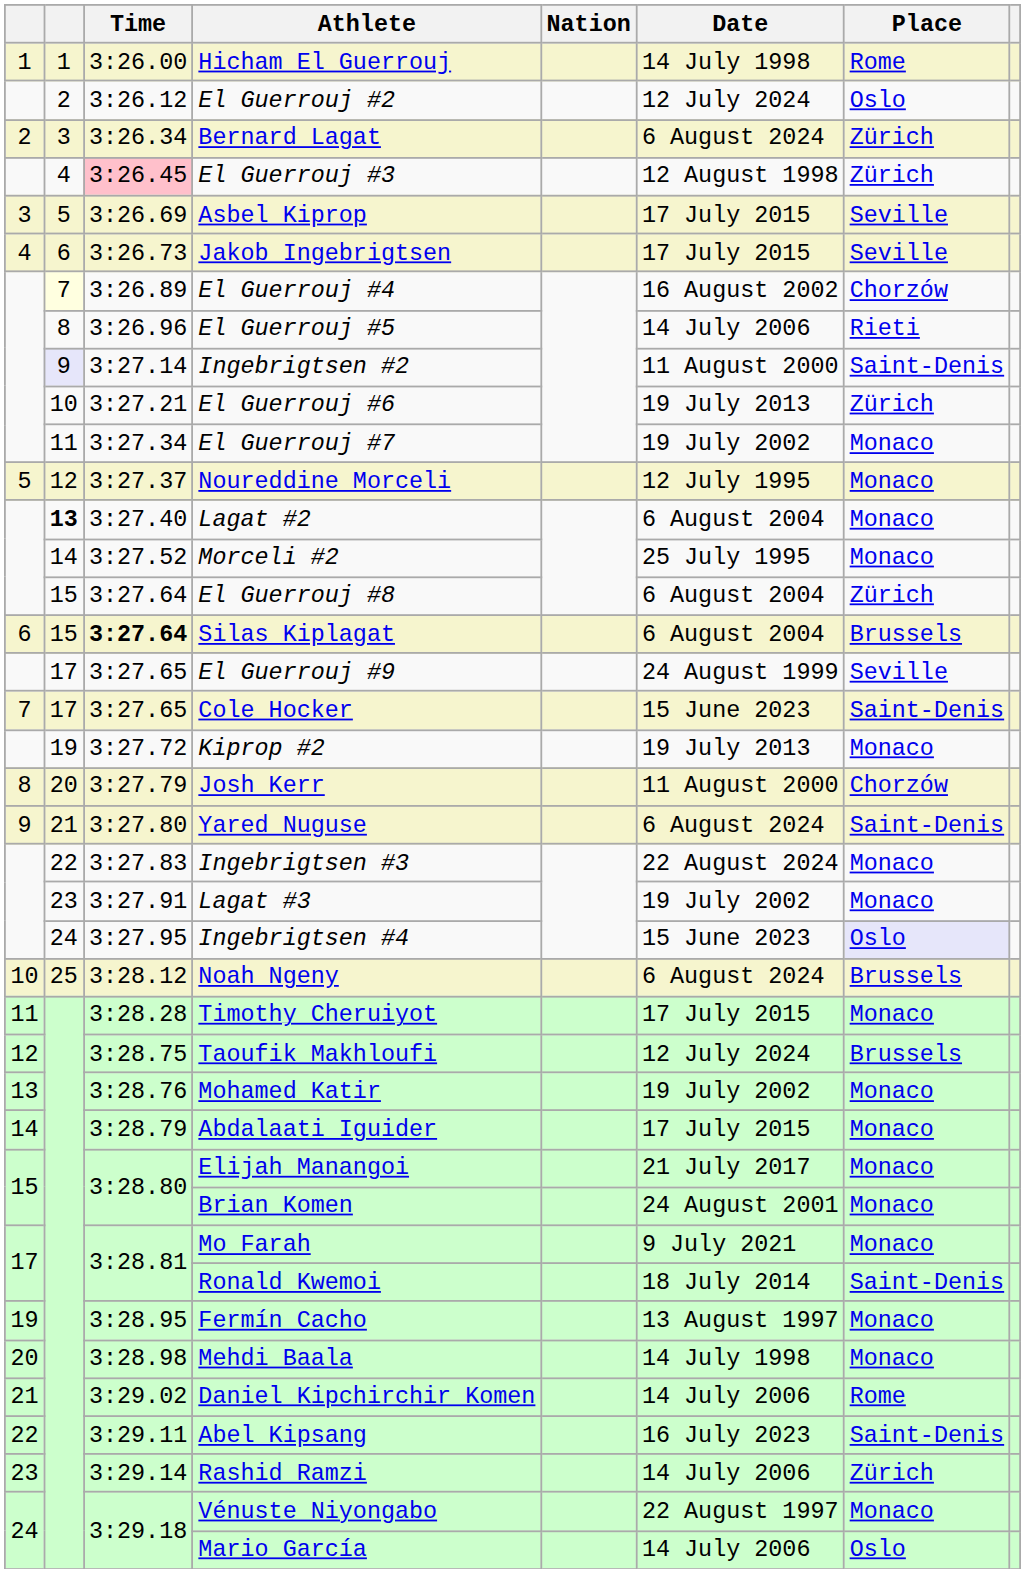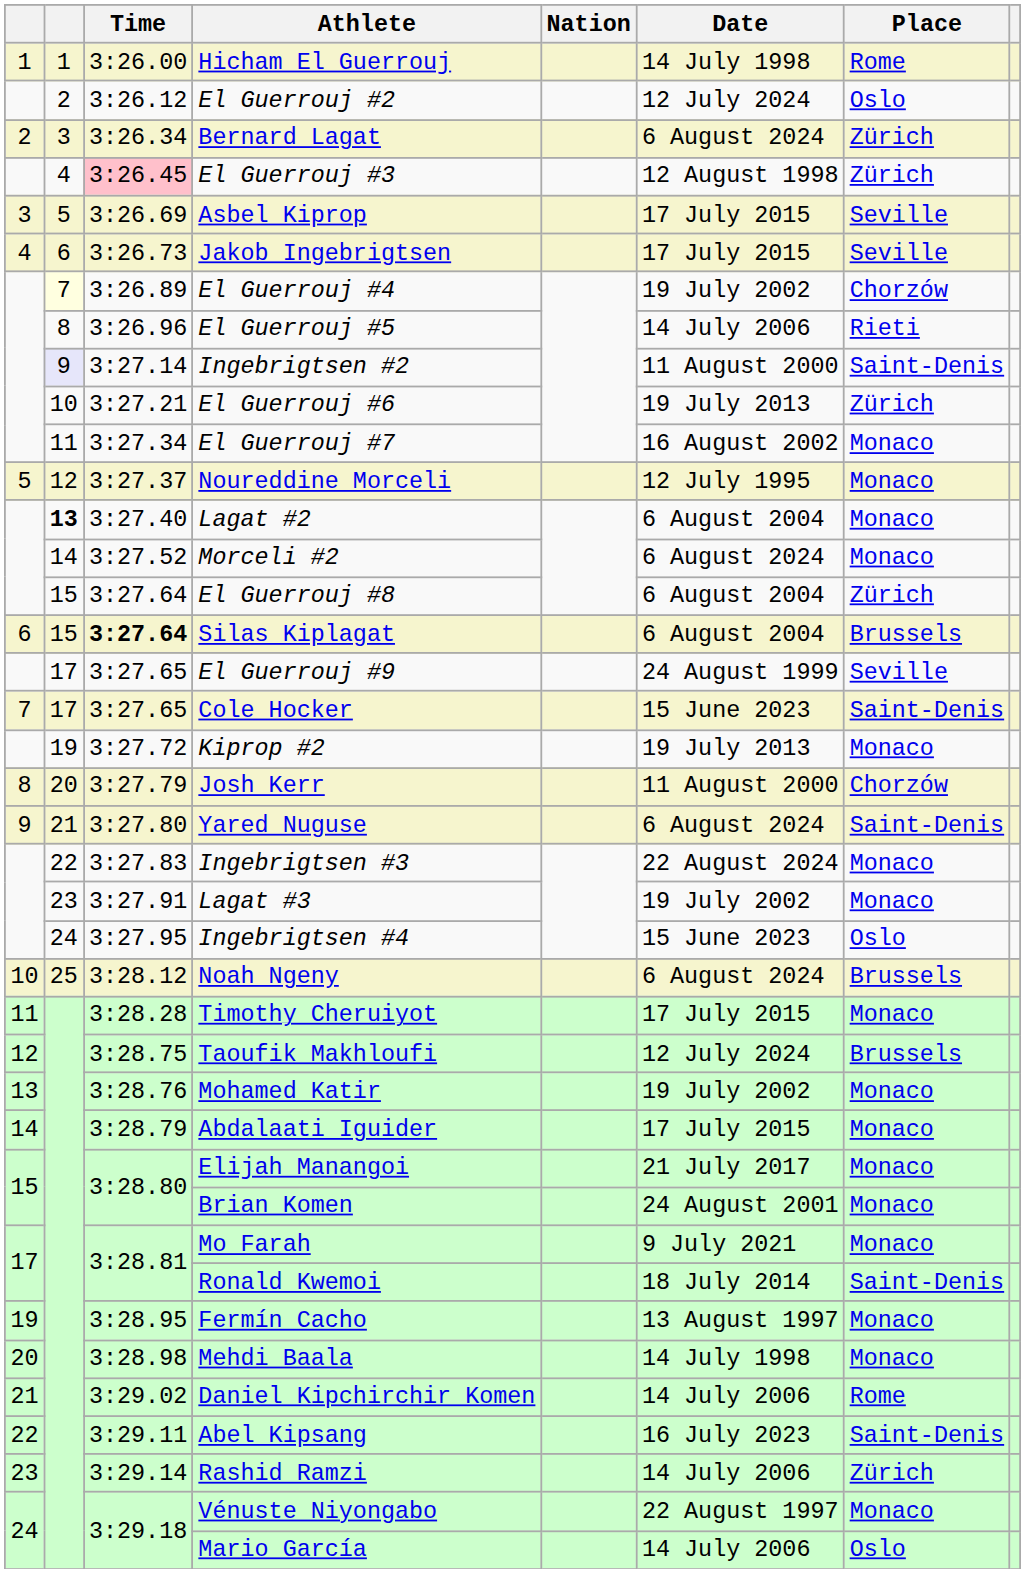(740, 291) 16 August 2002 -> (726, 291) 19 July 2002
(726, 443) 19 July 2002 -> (740, 443) 16 August 2002
(726, 558) 25 July 1995 -> (733, 558) 6 August 2024
(878, 939) lavender background -> (878, 939) no background
